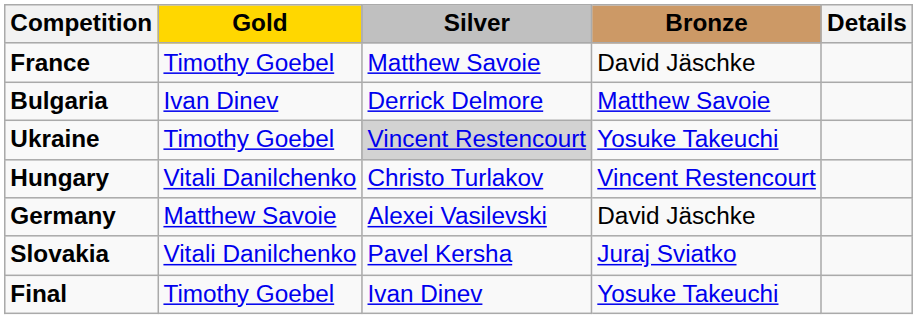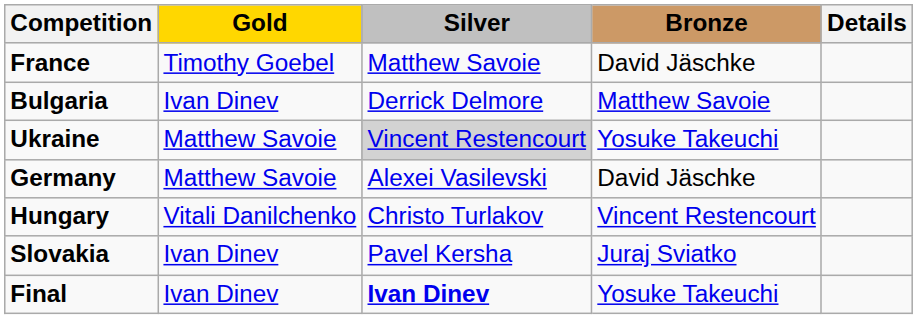(249, 139) Timothy Goebel -> (250, 139) Matthew Savoie
rows swapped: (63, 216) <-> (60, 178)
(260, 255) Vitali Danilchenko -> (221, 255) Ivan Dinev
(249, 293) Timothy Goebel -> (221, 293) Ivan Dinev
(425, 293) normal -> (428, 293) bold
